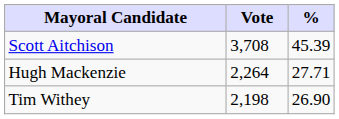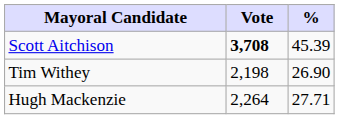(250, 45) normal -> (250, 45) bold
rows swapped: (67, 72) <-> (49, 99)
